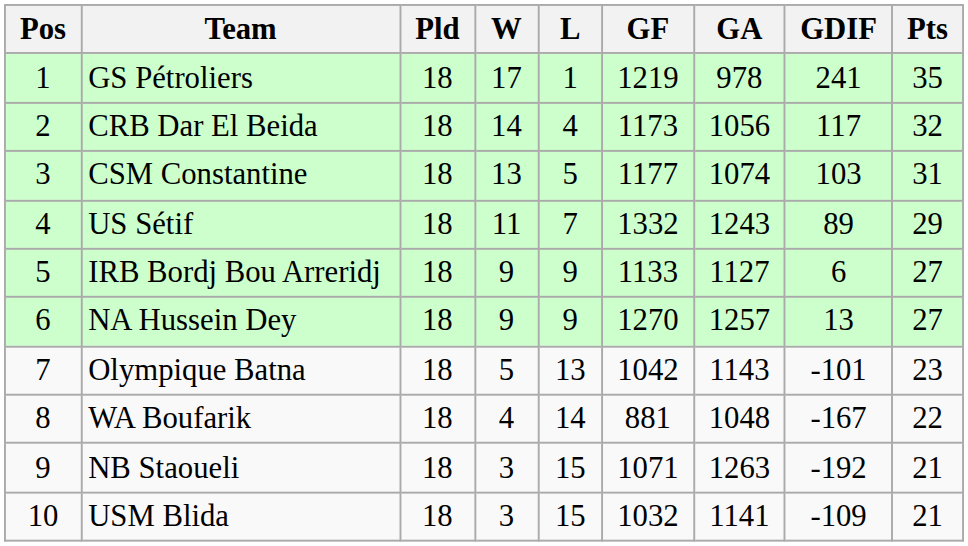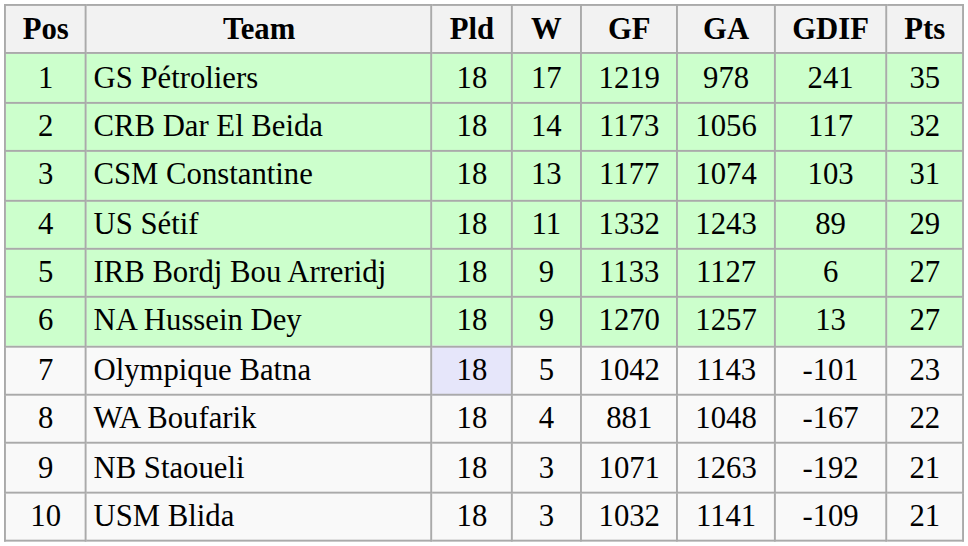- column: (570, 28)
(437, 369) no background -> (472, 369) lavender background
